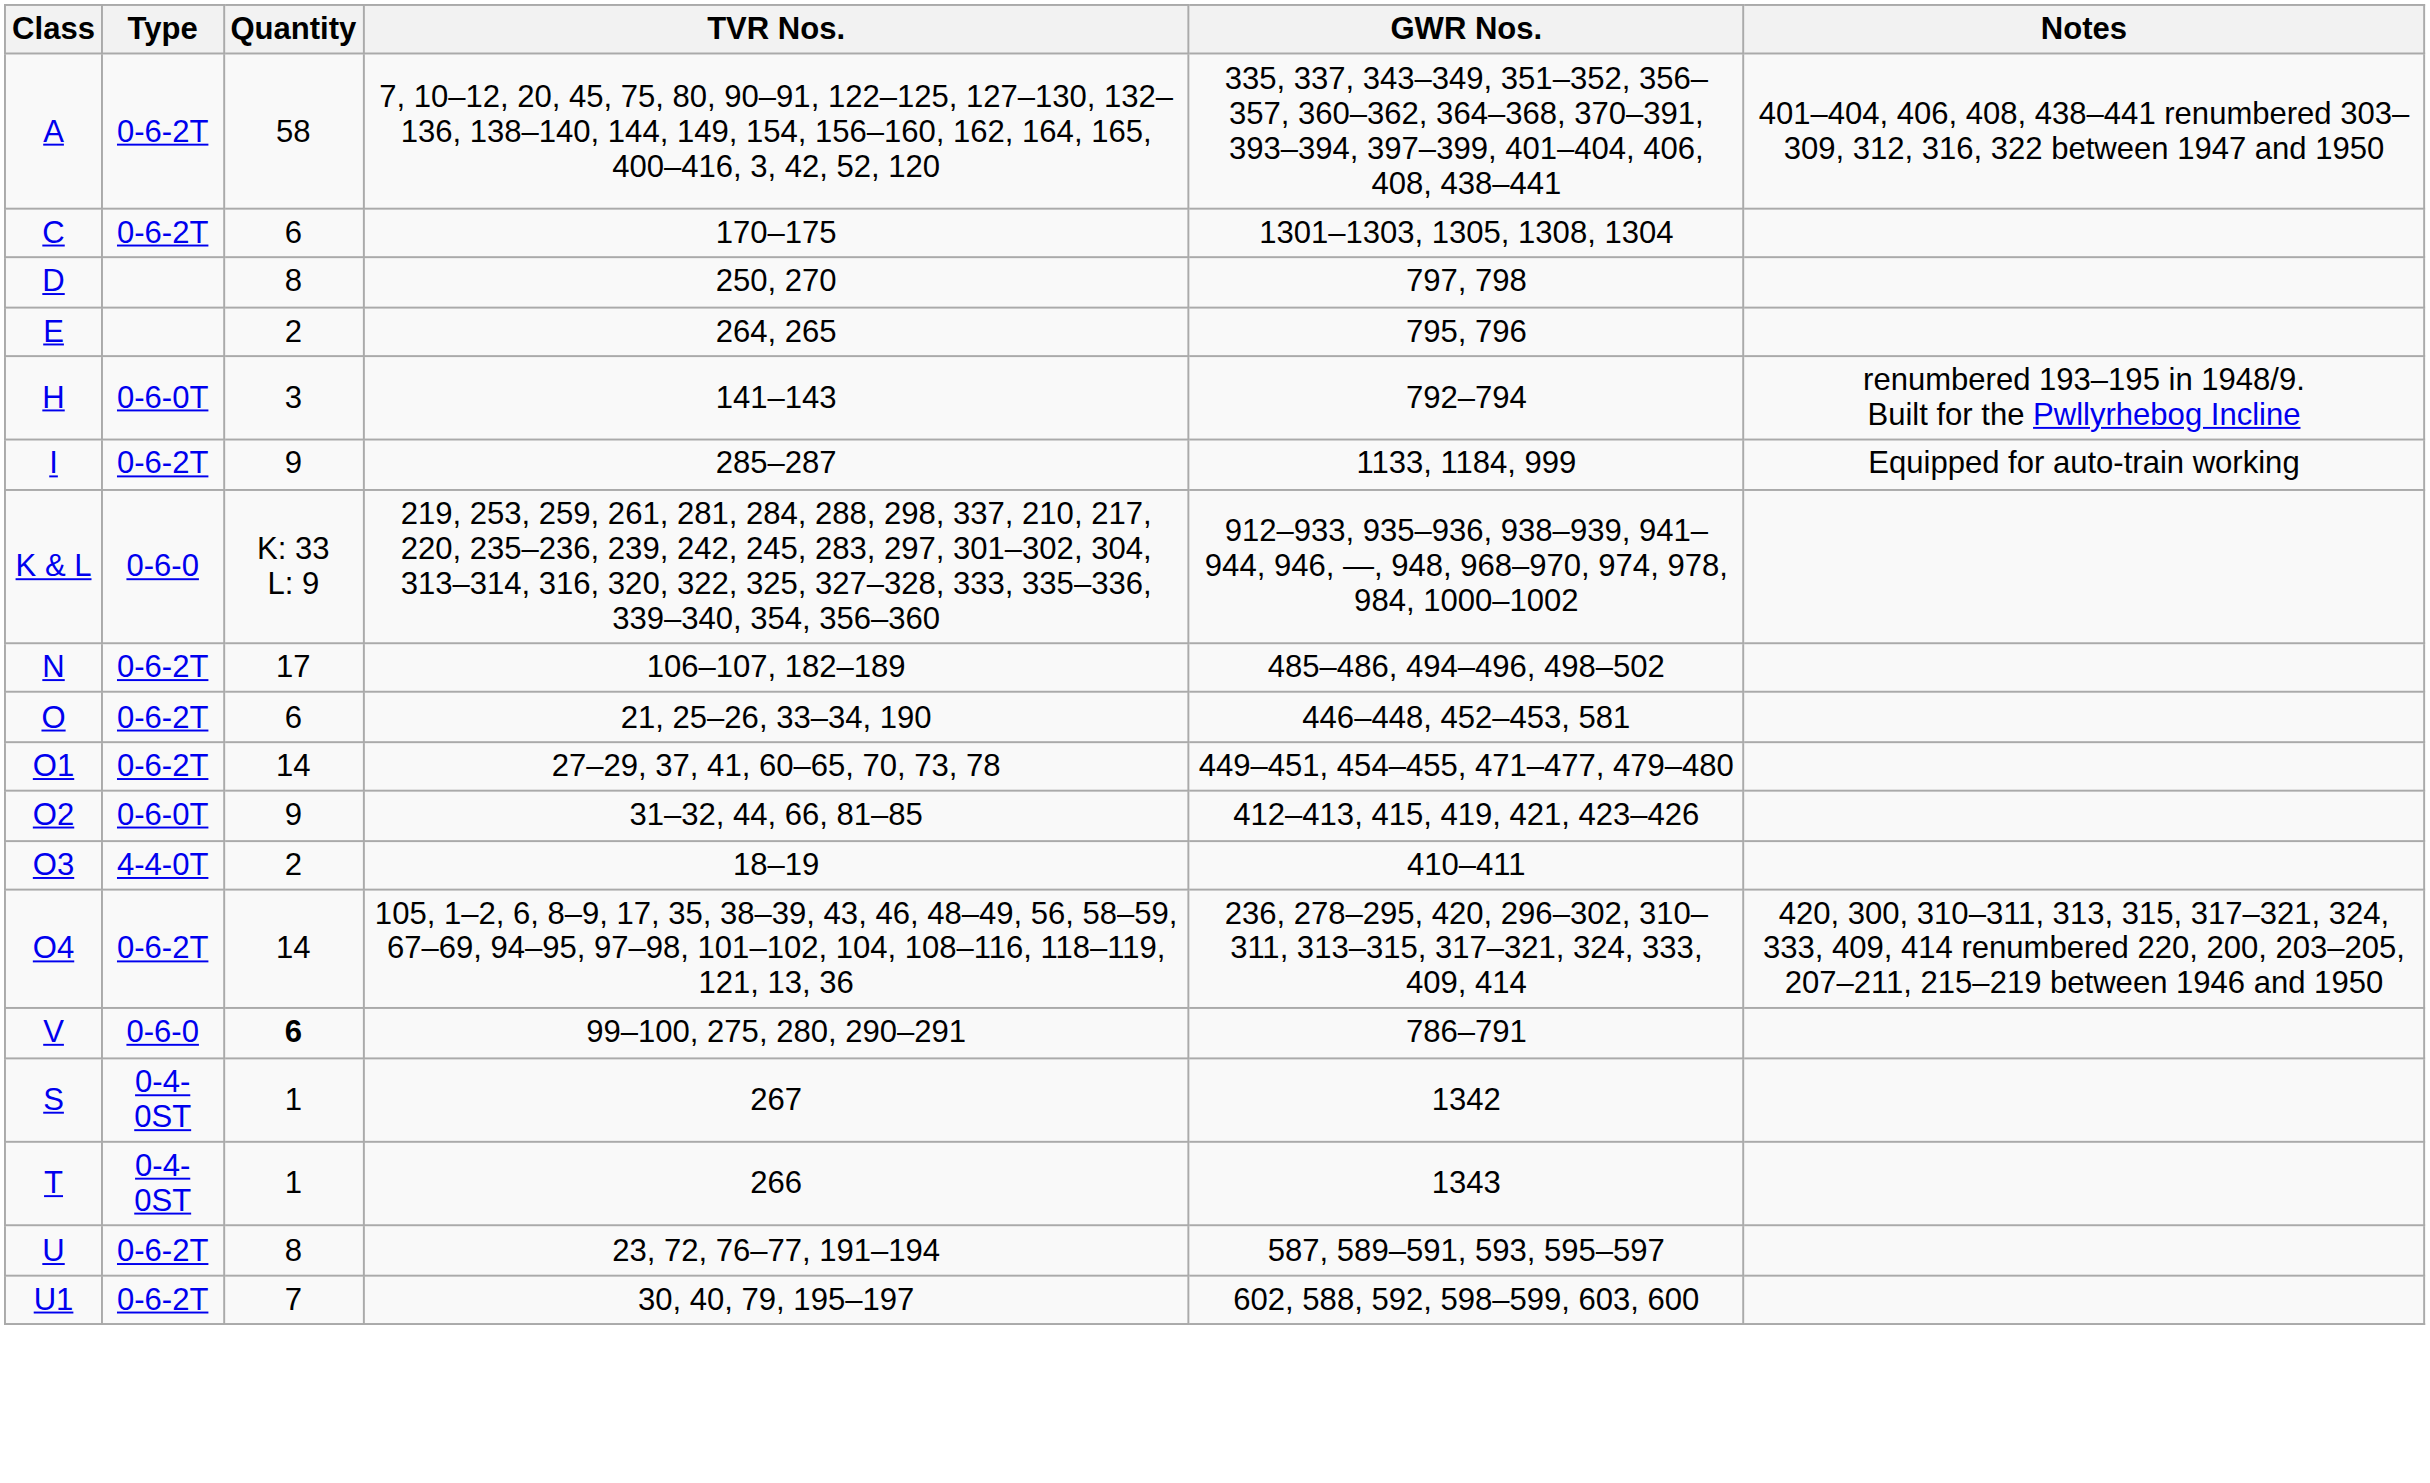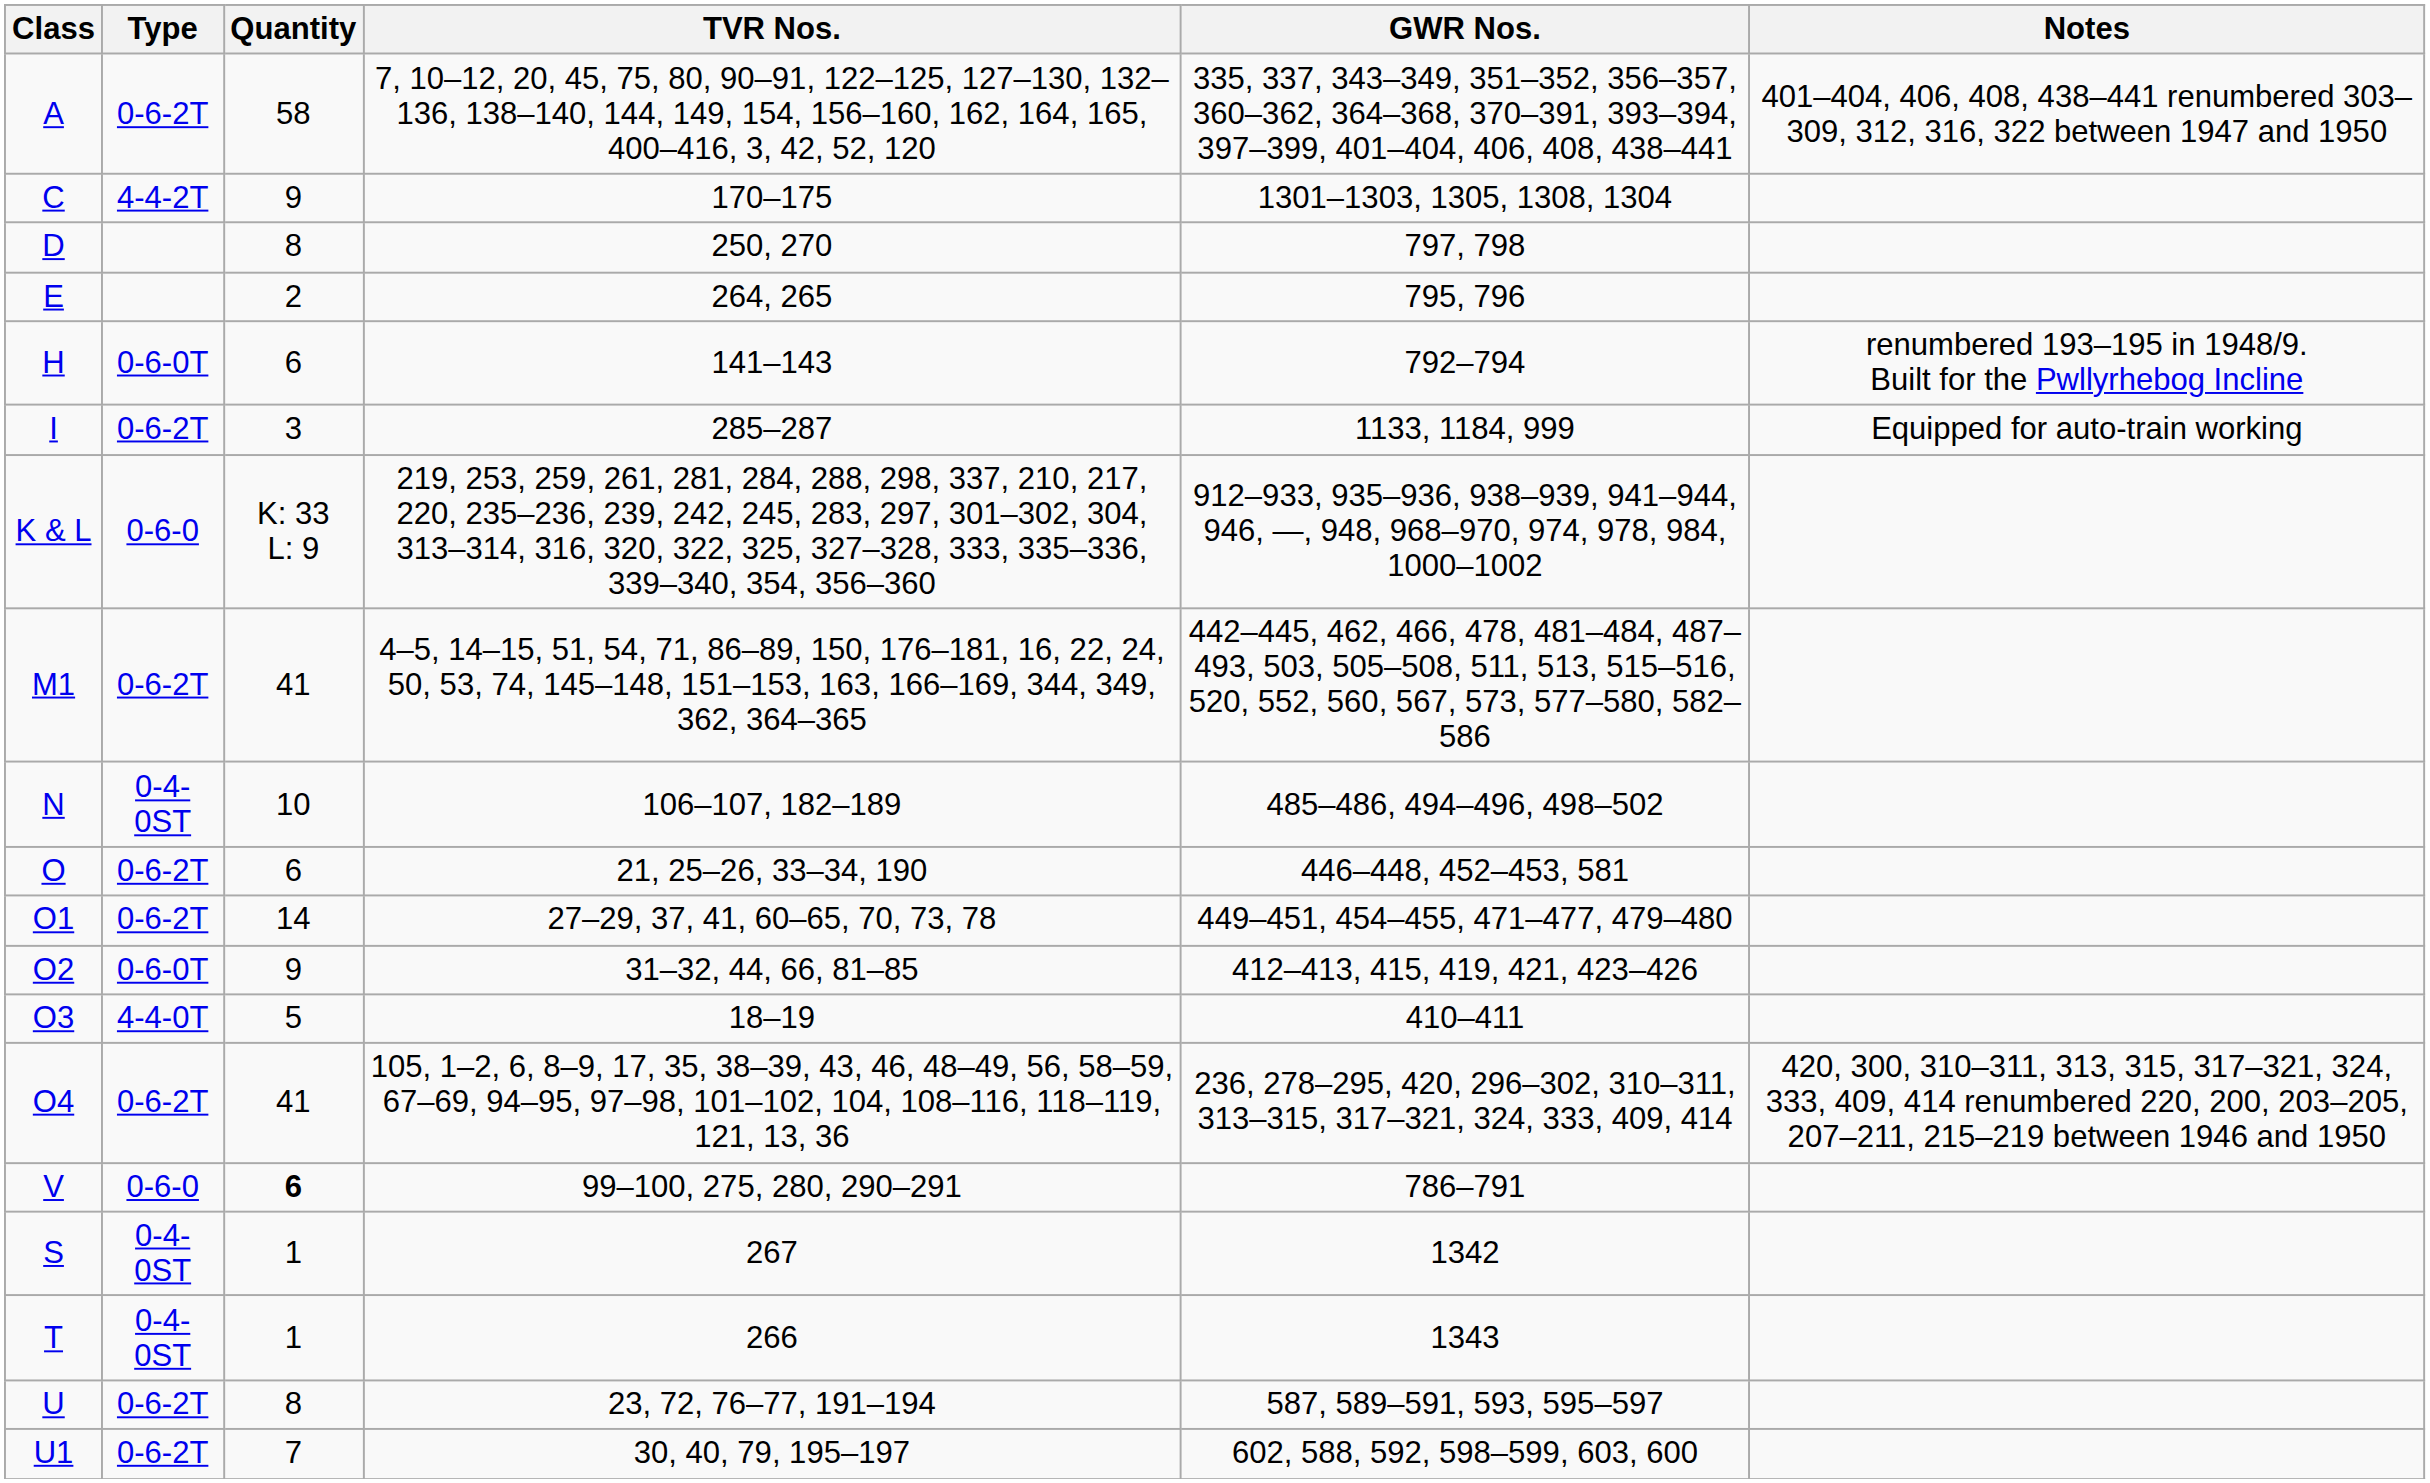(163, 232) 0-6-2T -> (163, 197) 4-4-2T
(293, 232) 6 -> (293, 197) 9
(293, 397) 3 -> (293, 362) 6
(293, 464) 9 -> (293, 429) 3
+ row: (54, 684)
(163, 667) 0-6-2T -> (163, 803) 0-4-0ST
(293, 667) 17 -> (293, 803) 10
(293, 864) 2 -> (293, 1018) 5
(293, 948) 14 -> (293, 1102) 41
